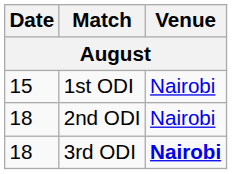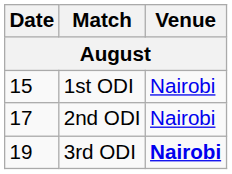(21, 119) 18 -> (21, 119) 17
(21, 151) 18 -> (21, 151) 19
